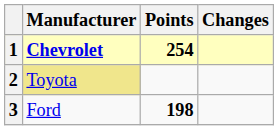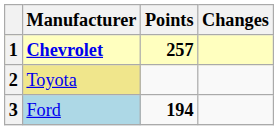(180, 49) 254 -> (180, 49) 257
(44, 109) no background -> (44, 109) lightblue background
(180, 109) 198 -> (180, 109) 194
